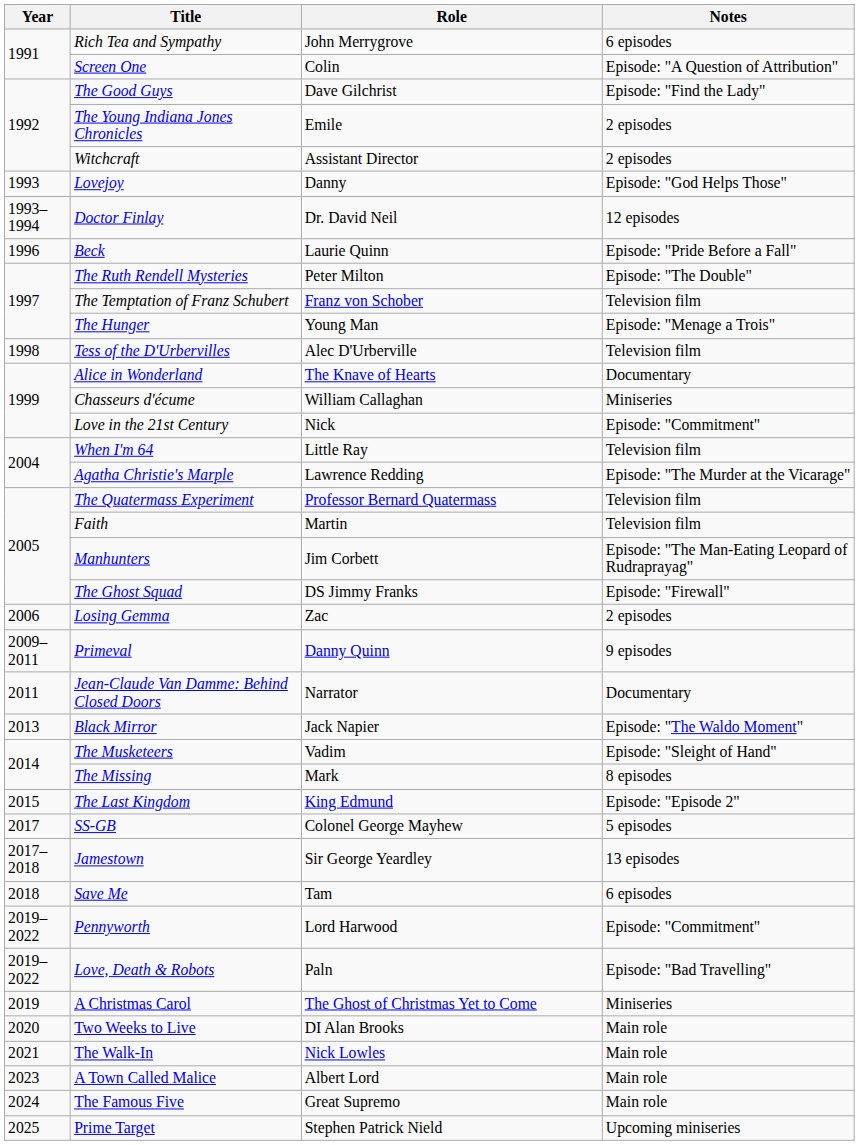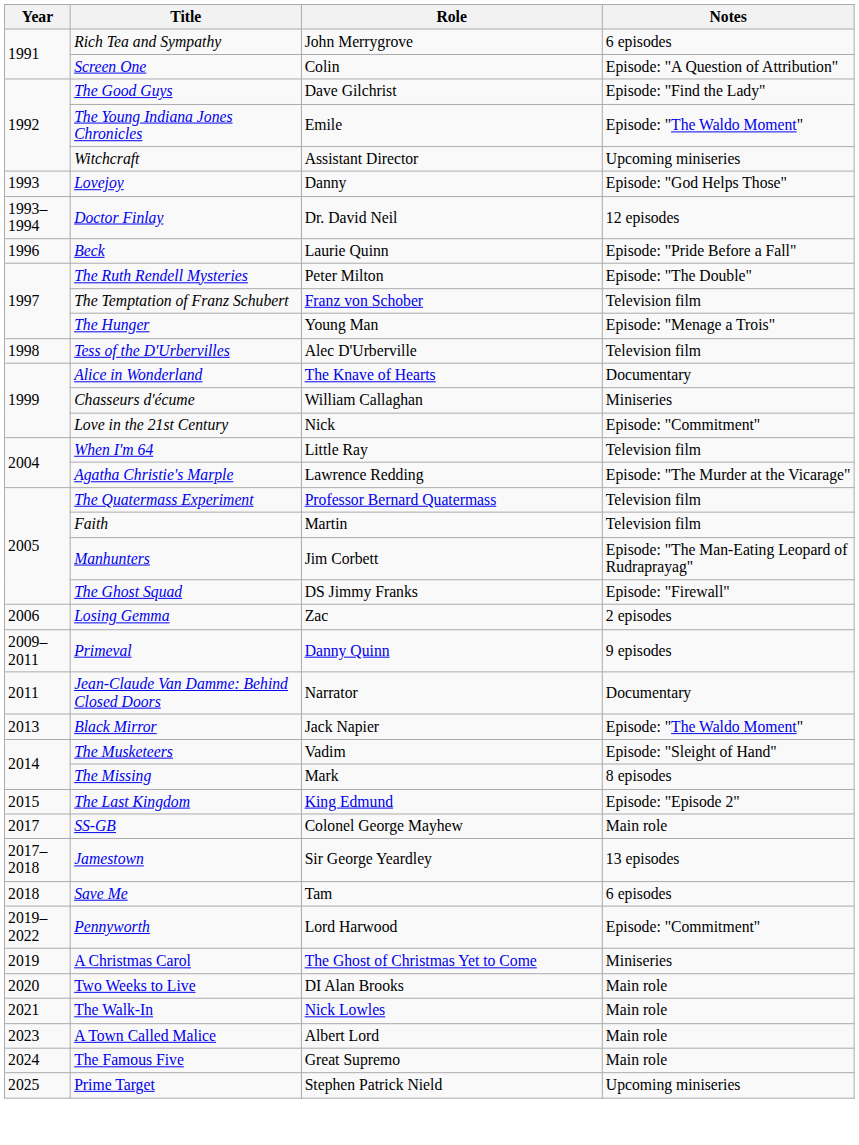(639, 125) 2 episodes -> (704, 125) Episode: "The Waldo Moment"
(639, 158) 2 episodes -> (673, 158) Upcoming miniseries
(639, 826) 5 episodes -> (637, 826) Main role
- row: (144, 969)
